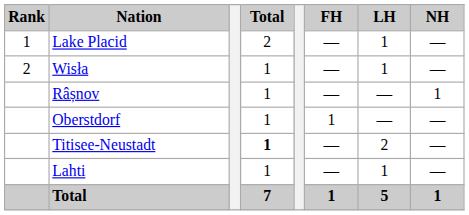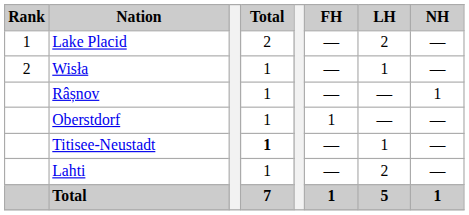(384, 42) 1 -> (384, 42) 2
(384, 145) 2 -> (384, 145) 1
(384, 170) 1 -> (384, 170) 2
